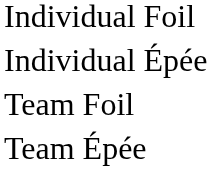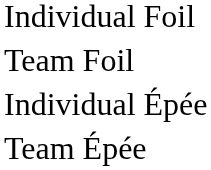rows swapped: (69, 104) <-> (106, 60)
